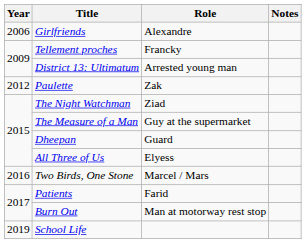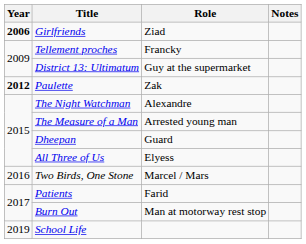(18, 31) normal -> (18, 31) bold
(168, 31) Alexandre -> (155, 31) Ziad
(191, 67) Arrested young man -> (197, 67) Guy at the supermarket
(18, 85) normal -> (18, 85) bold
(155, 103) Ziad -> (168, 103) Alexandre
(197, 121) Guy at the supermarket -> (191, 121) Arrested young man
